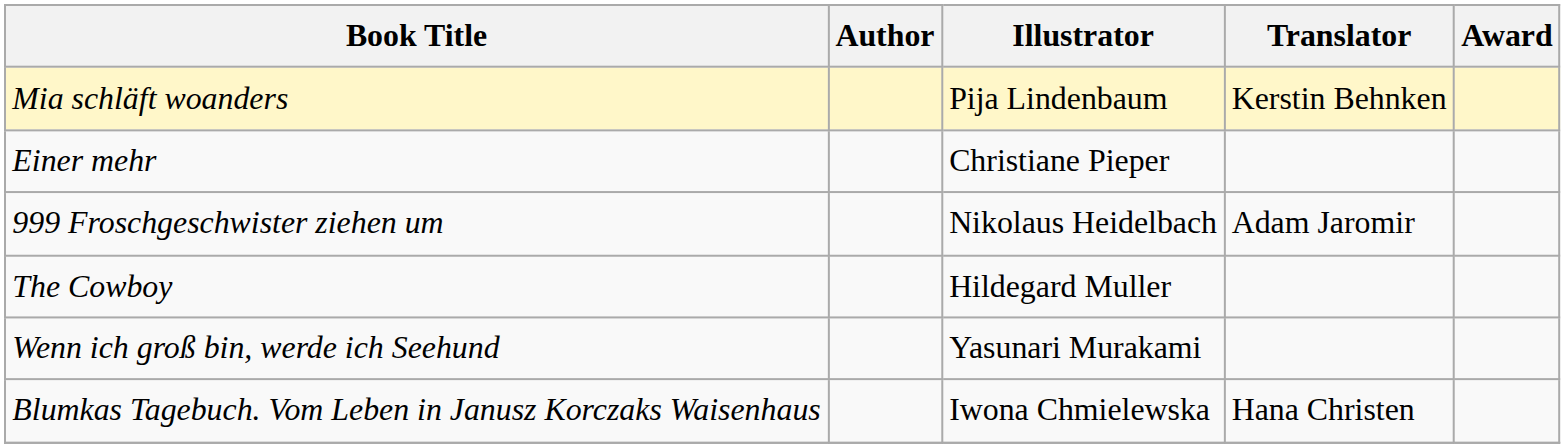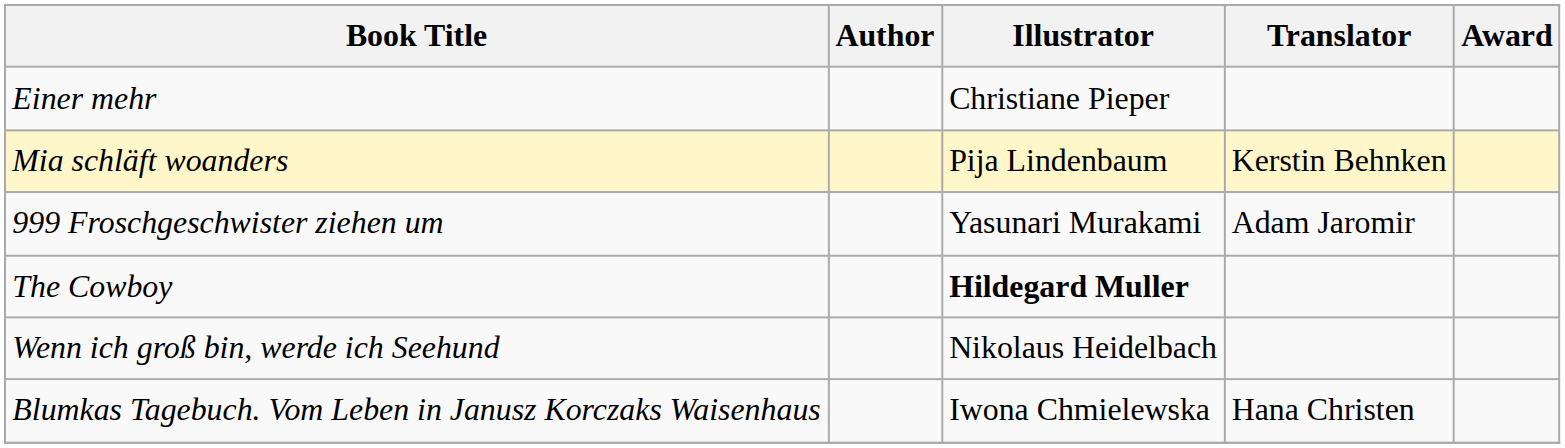rows swapped: (150, 98) <-> (84, 160)
(1083, 223) Nikolaus Heidelbach -> (1075, 223) Yasunari Murakami
(1060, 285) normal -> (1069, 285) bold
(1075, 347) Yasunari Murakami -> (1083, 347) Nikolaus Heidelbach
